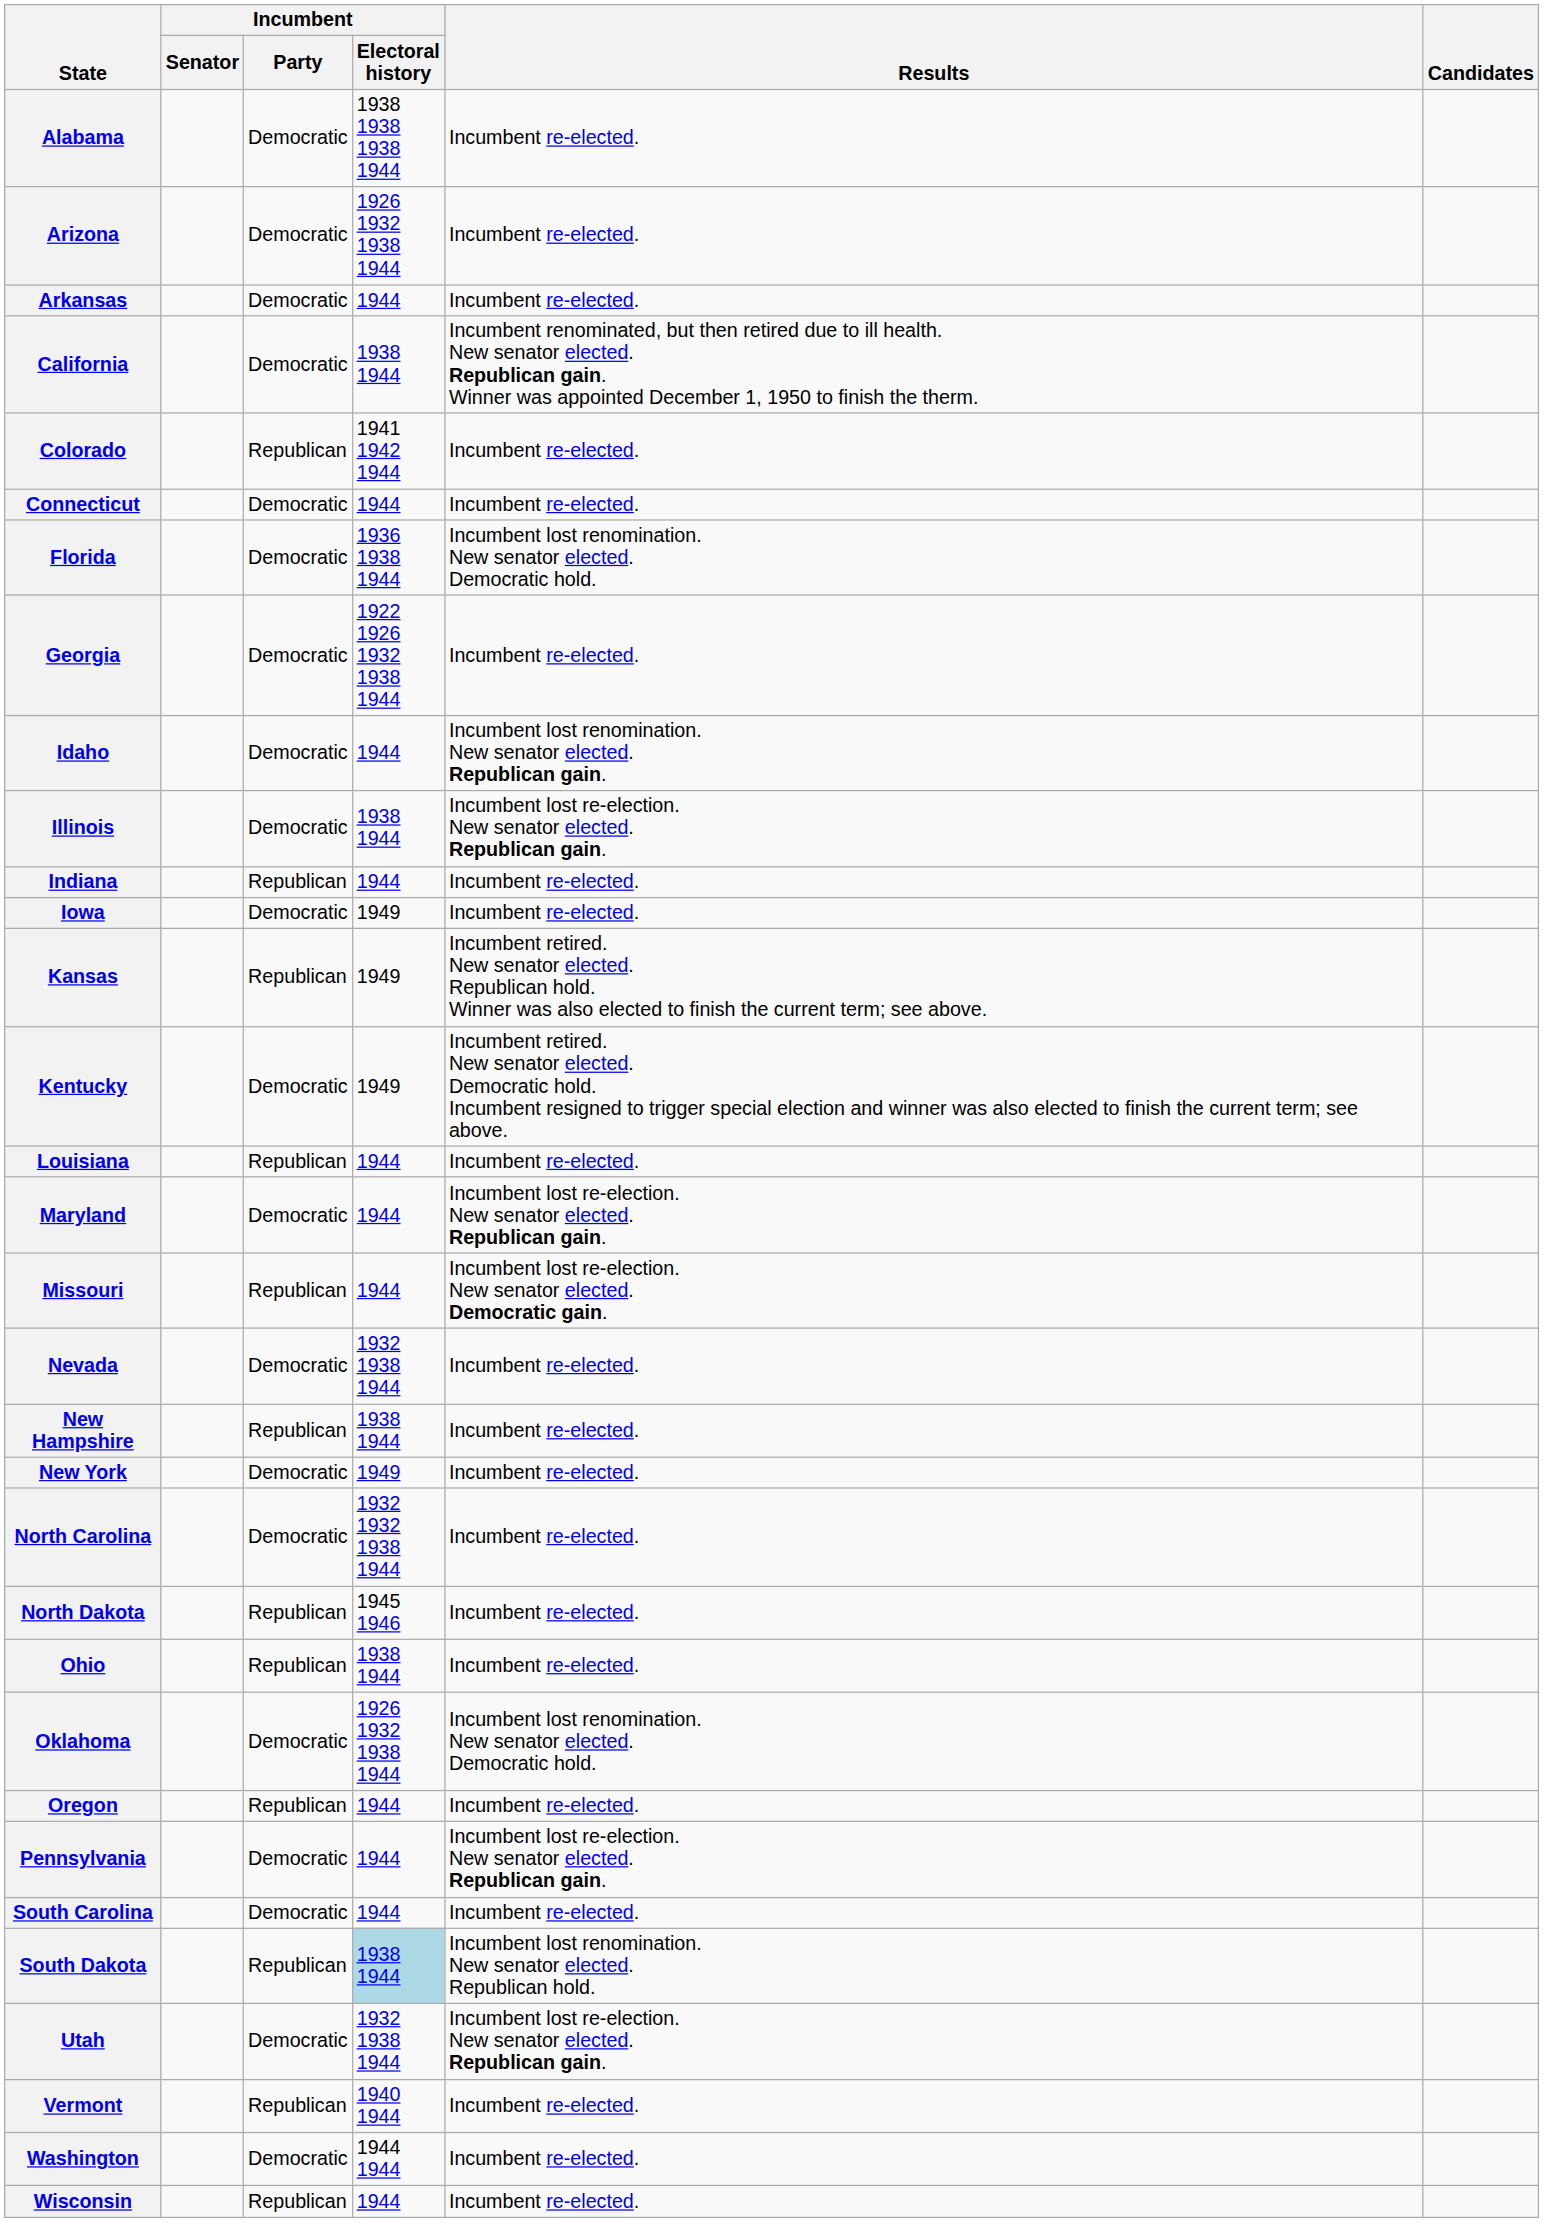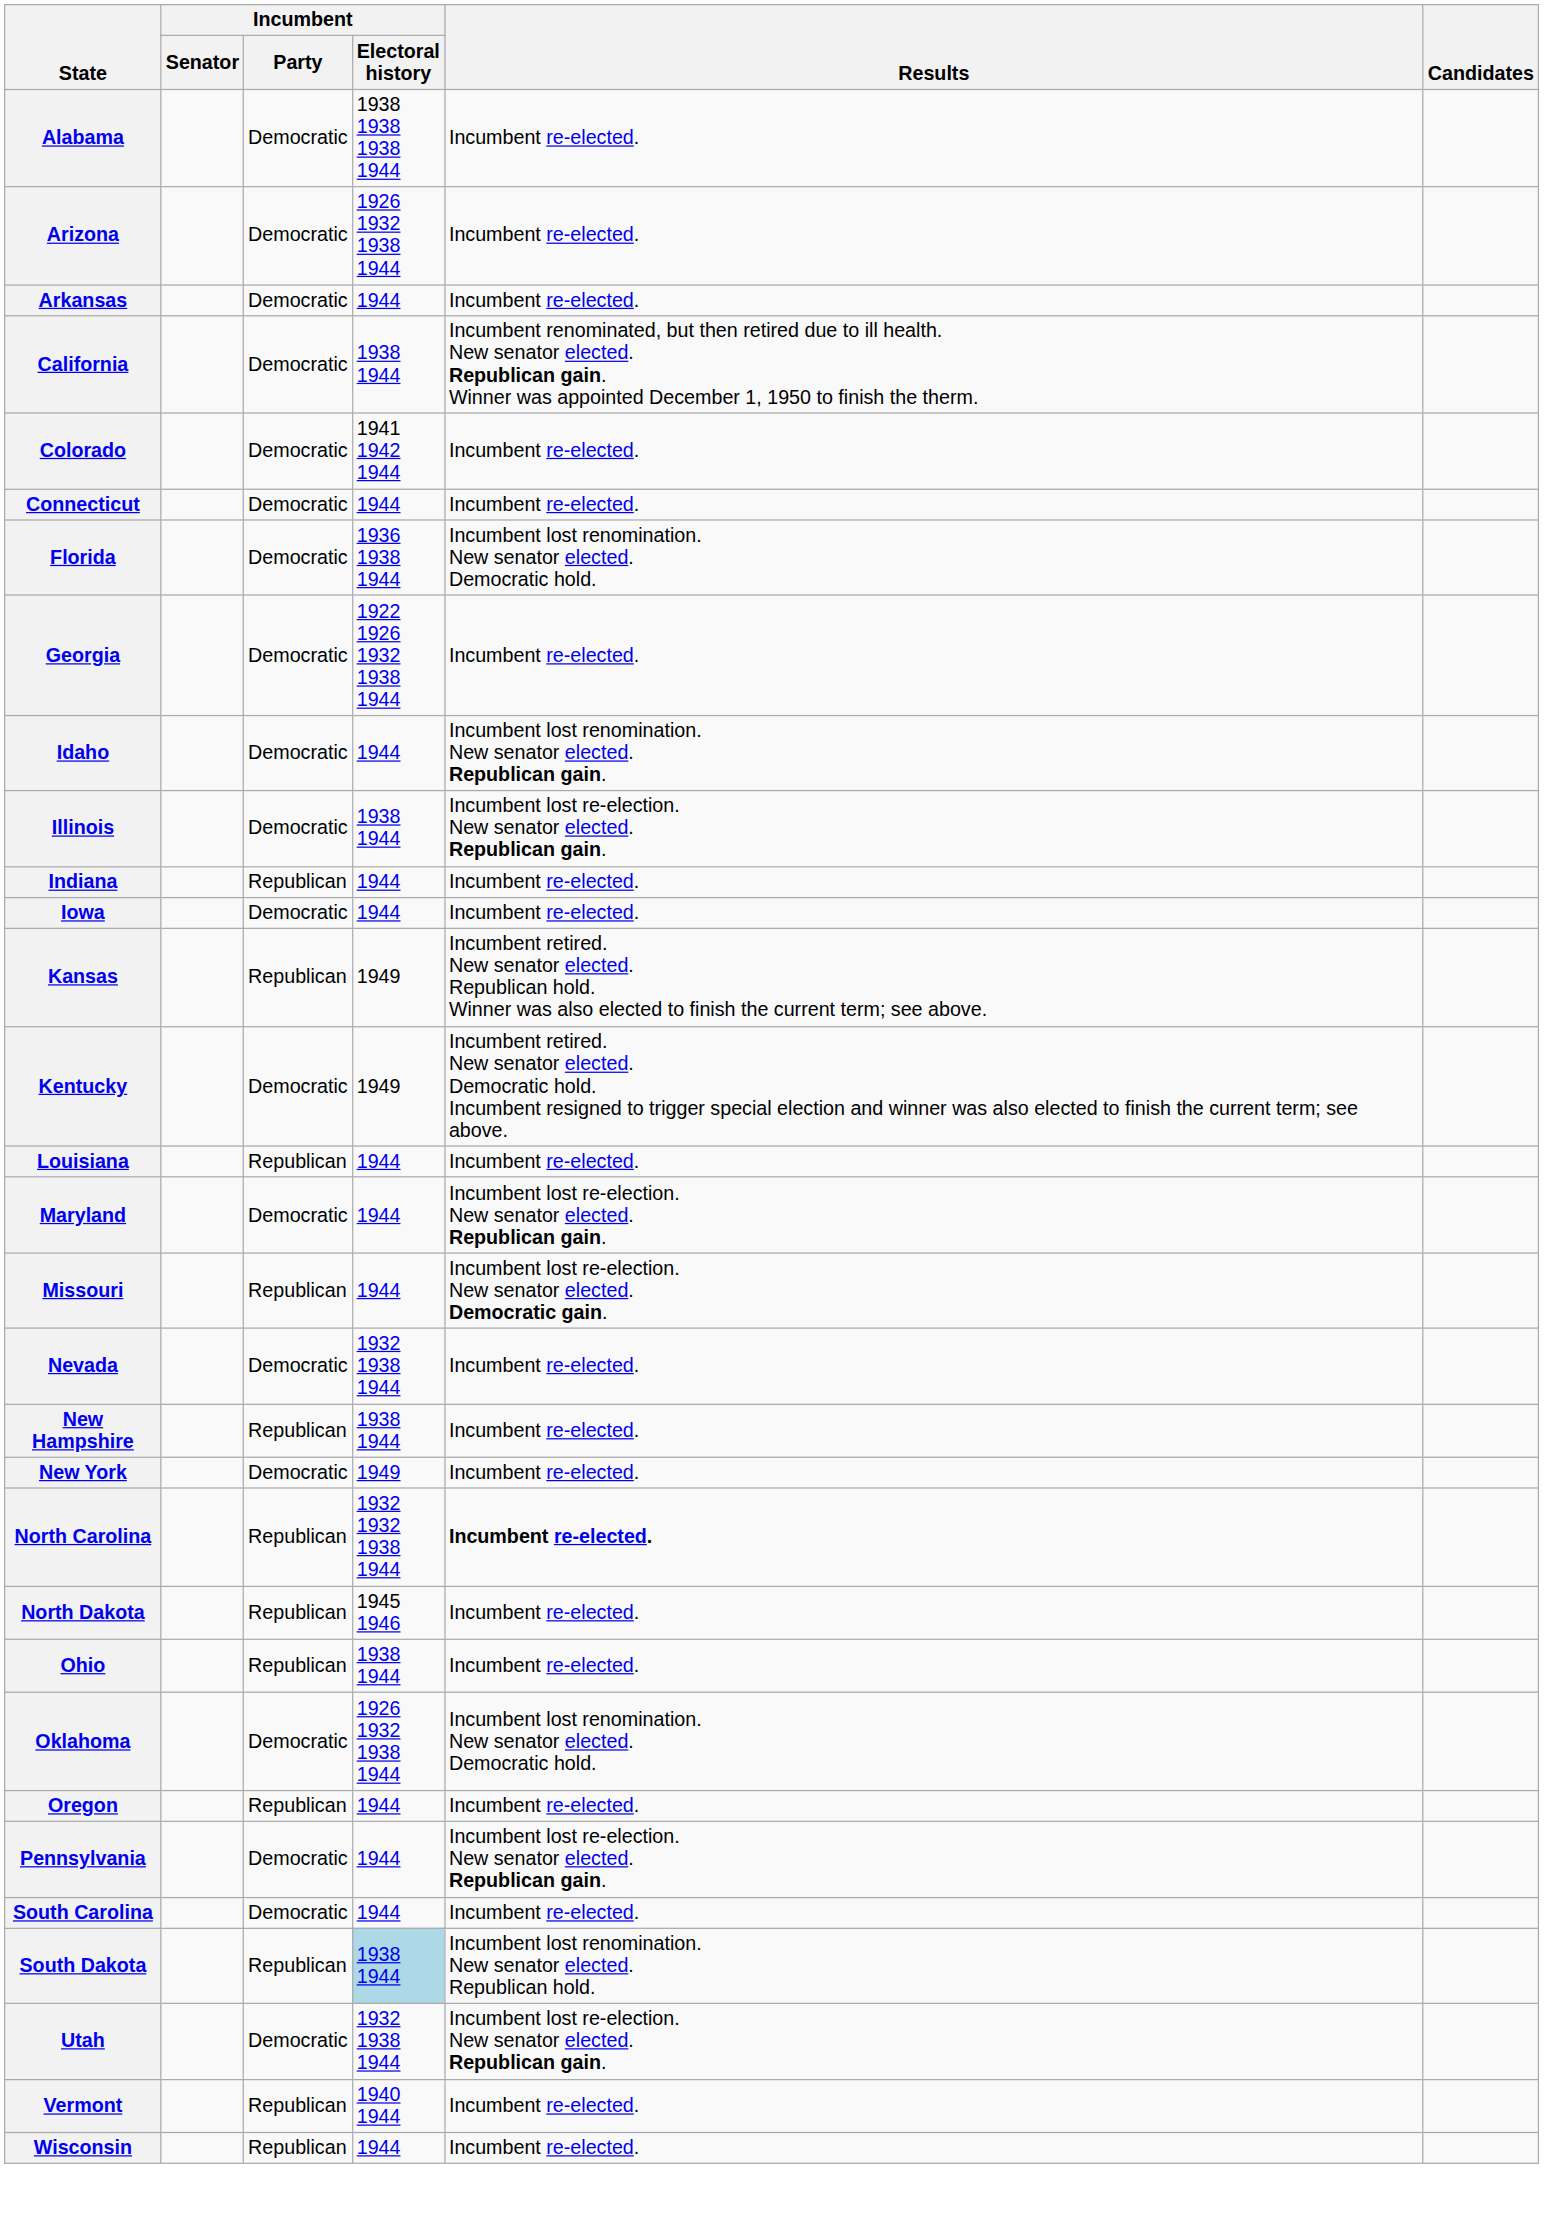(297, 450) Republican -> (298, 450) Democratic
(379, 912) 1949 -> (379, 912) 1944
(298, 1537) Democratic -> (297, 1537) Republican
(544, 1537) normal -> (551, 1537) bold
- row: (83, 2159)
